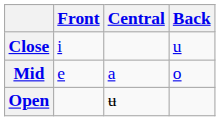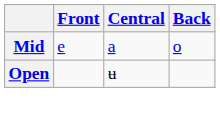- row: (29, 45)
